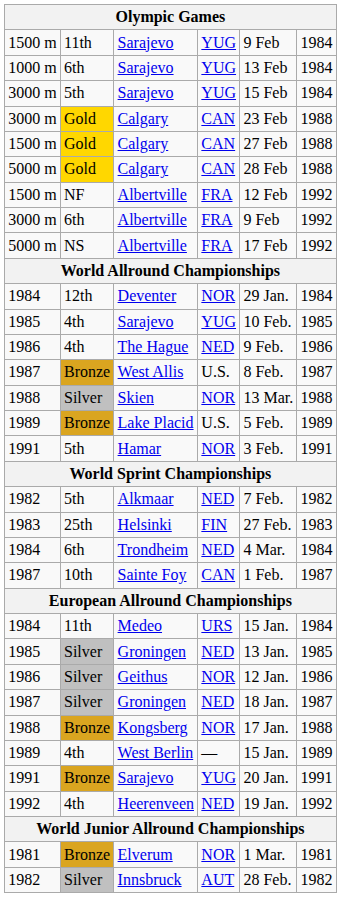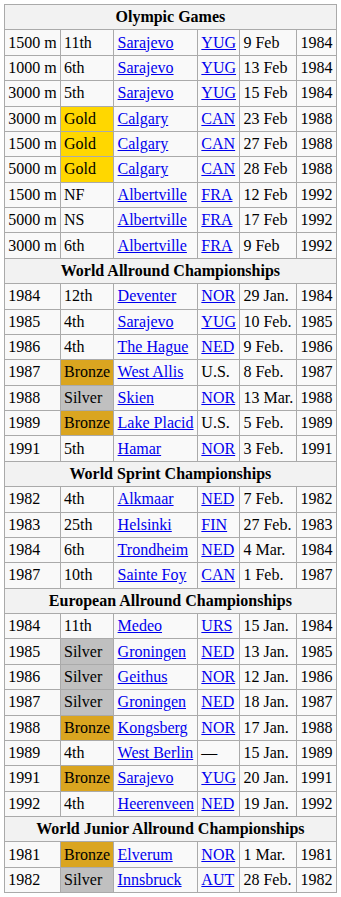rows swapped: (32, 220) <-> (32, 245)
(74, 499) 5th -> (74, 499) 4th
